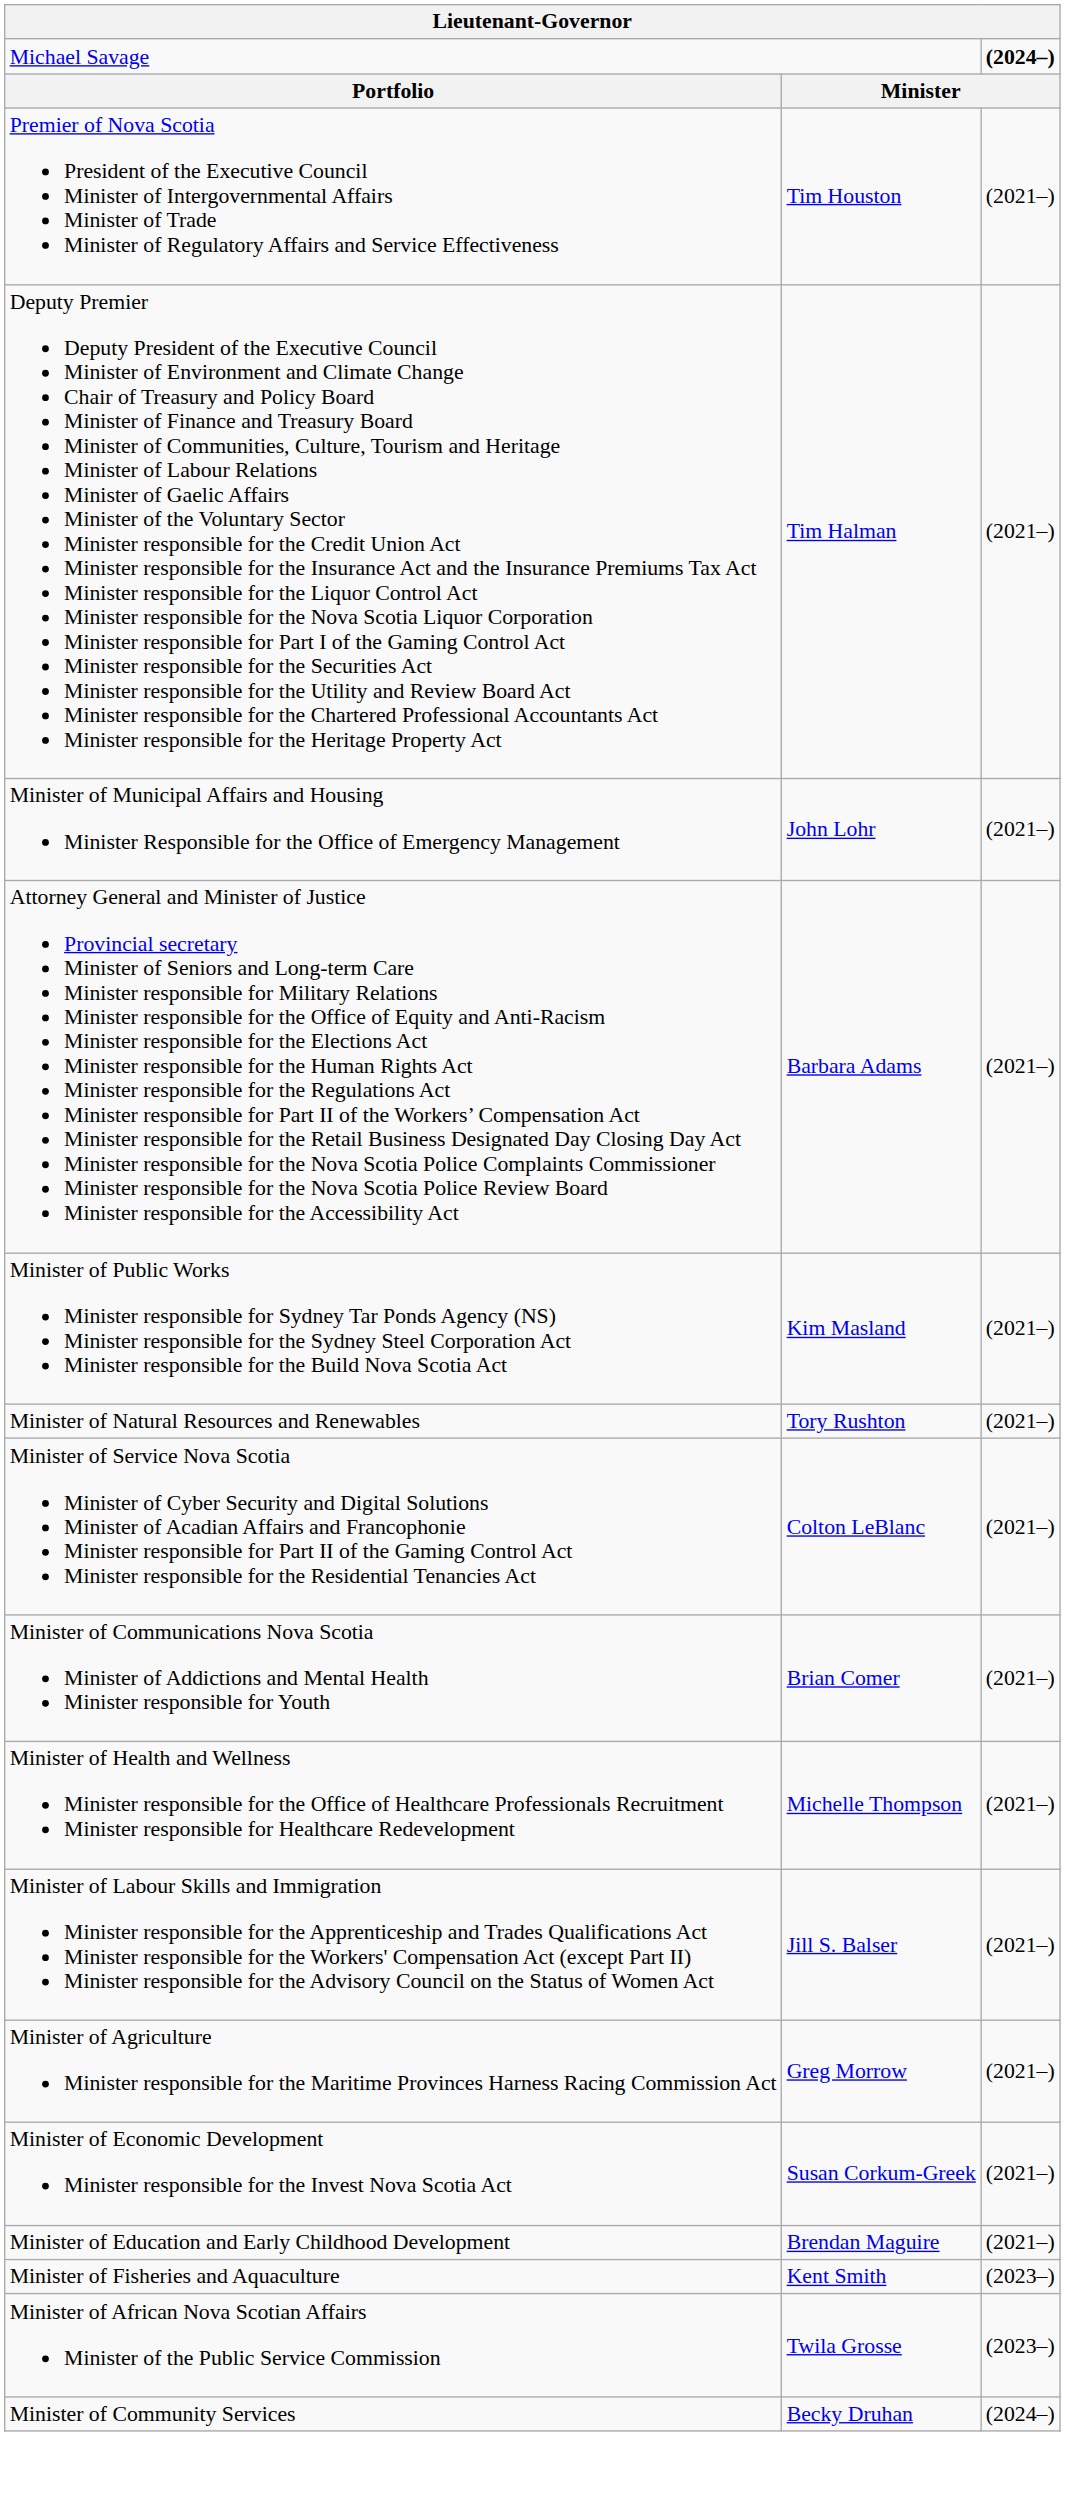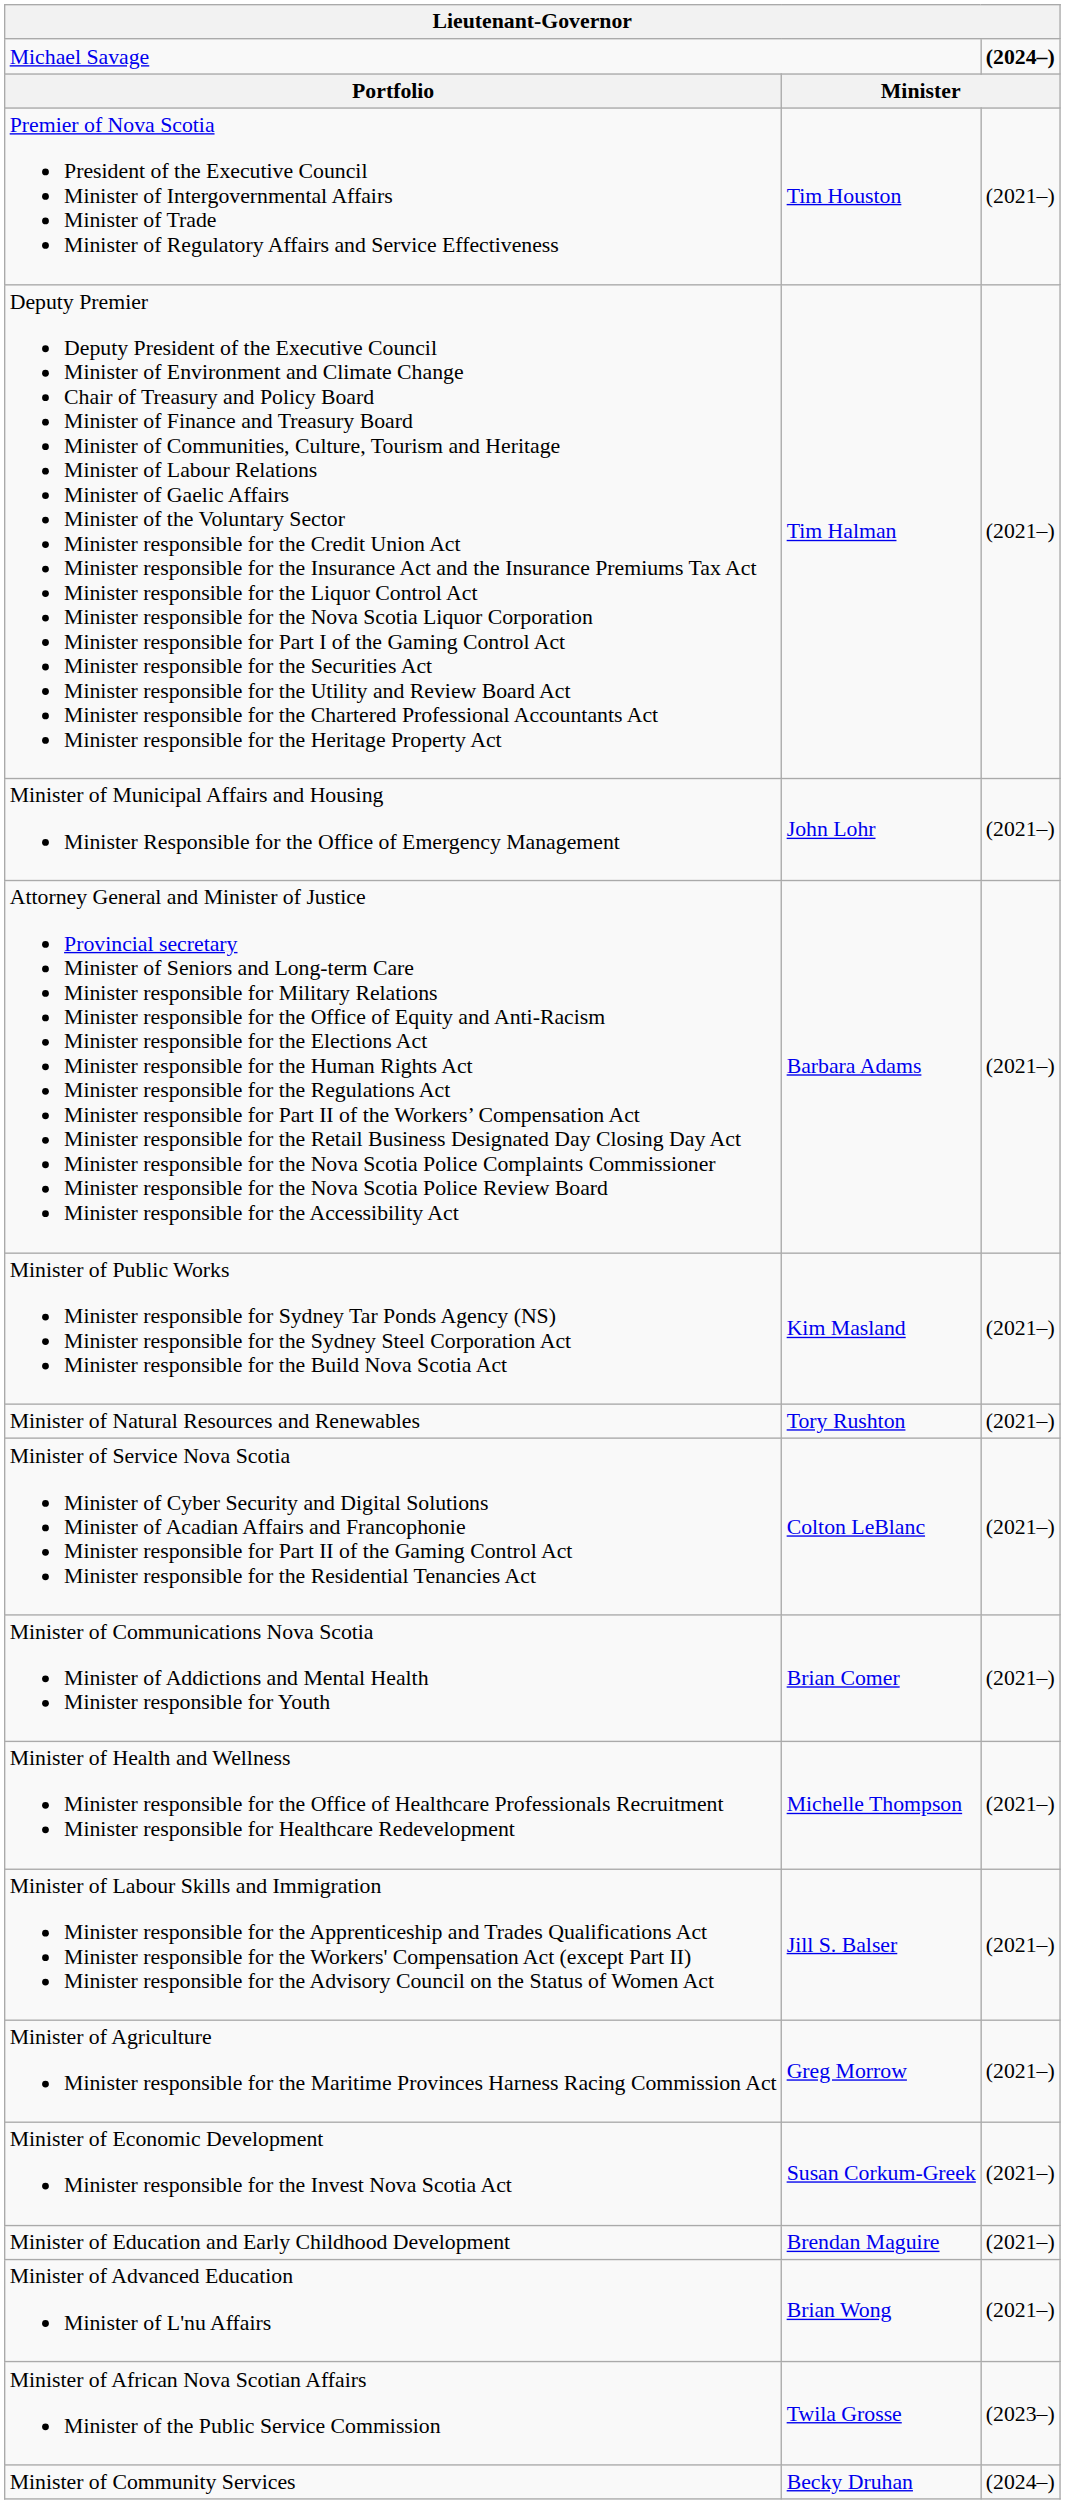+ row: (393, 2300)
- row: (175, 2276)
